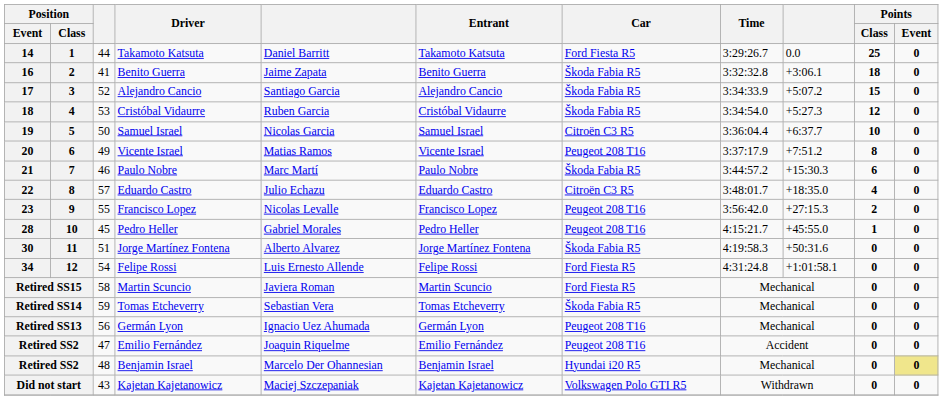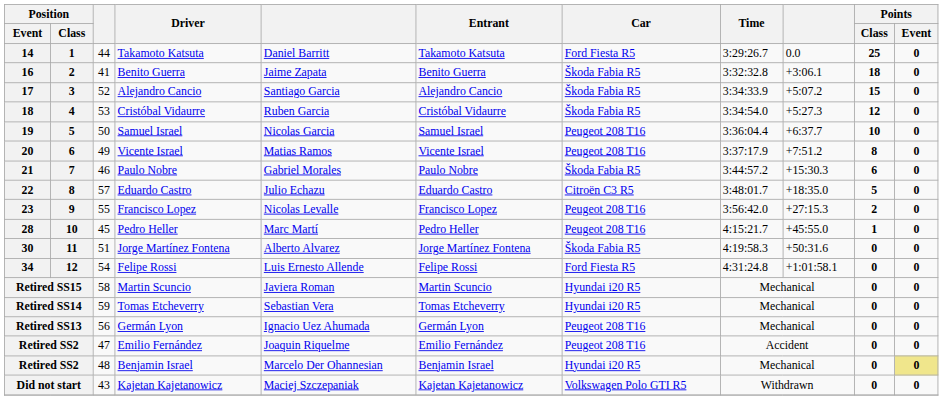(599, 130) Citroën C3 R5 -> (605, 130) Peugeot 208 T16
(291, 170) Marc Martí -> (302, 170) Gabriel Morales
(874, 189) 4 -> (874, 189) 5
(302, 228) Gabriel Morales -> (291, 228) Marc Martí
(600, 287) Ford Fiesta R5 -> (603, 287) Hyundai i20 R5
(603, 306) Škoda Fabia R5 -> (603, 306) Hyundai i20 R5
